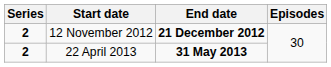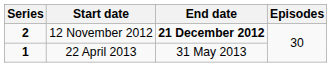(25, 52) 2 -> (25, 52) 1
(211, 52) bold -> (211, 52) normal
